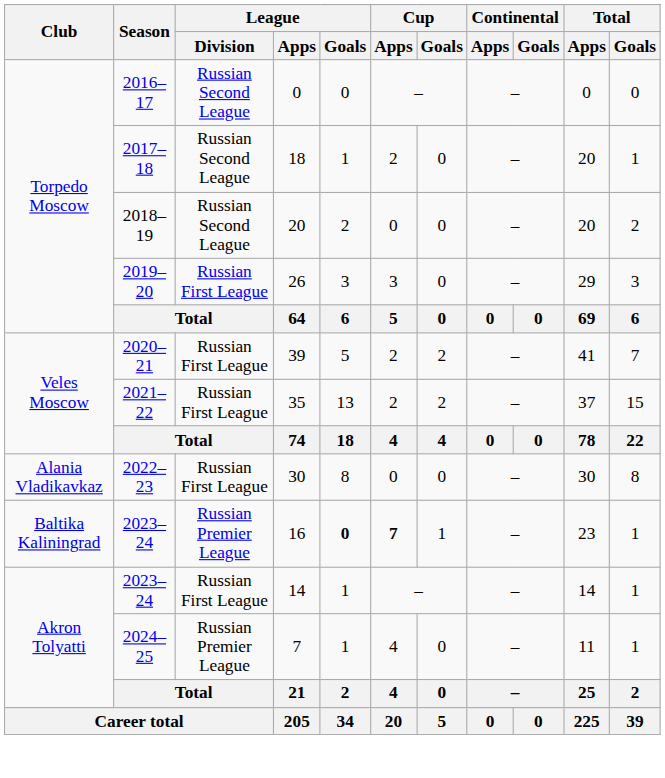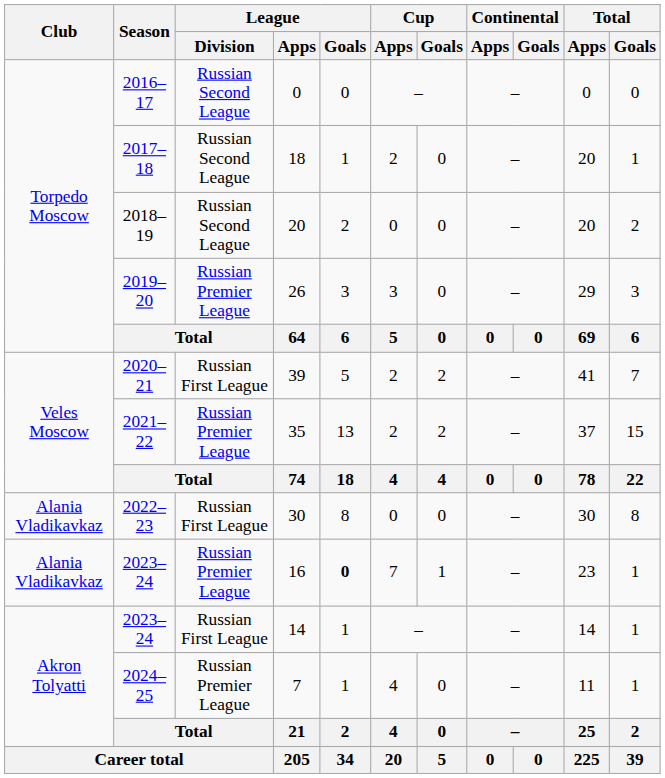(224, 281) Russian First League -> (224, 291) Russian Premier League
(224, 402) Russian First League -> (224, 431) Russian Premier League
(59, 533) Baltika Kaliningrad -> (59, 572) Alania Vladikavkaz
(393, 533) bold -> (393, 572) normal
